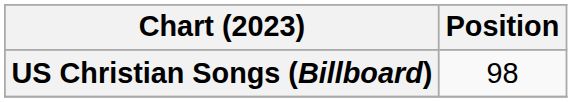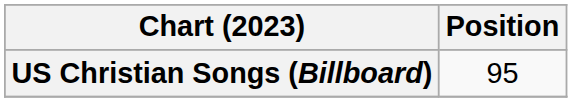(502, 73) 98 -> (502, 73) 95
